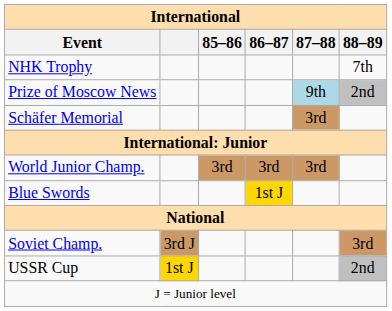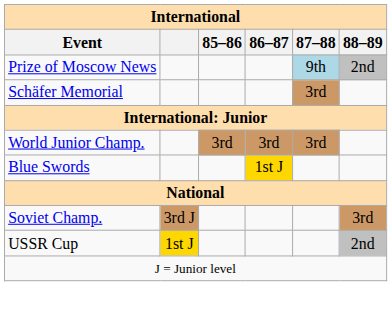- row: (50, 67)
